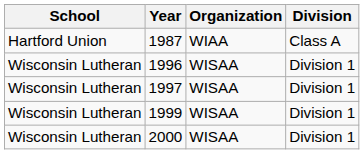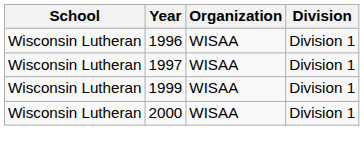- row: (165, 40)
